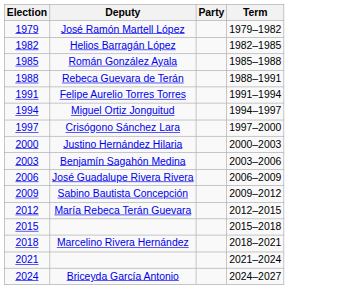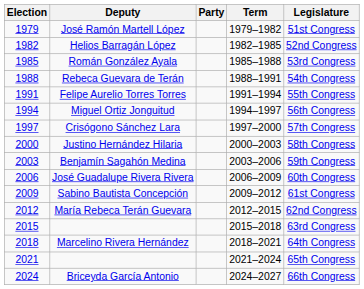+ column: (321, 12)
